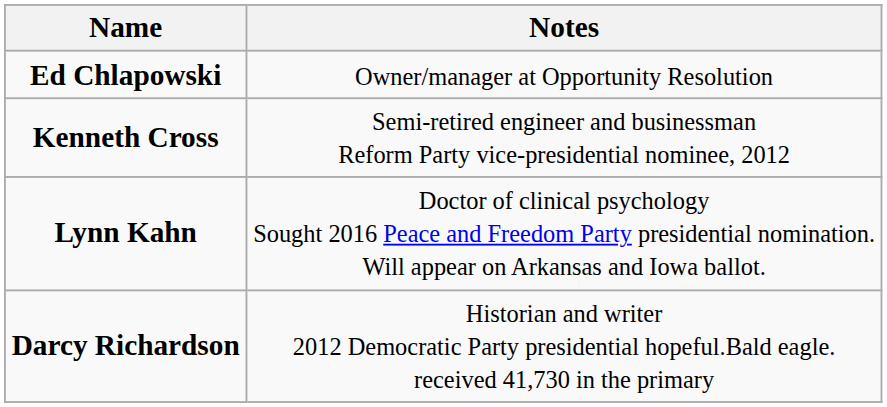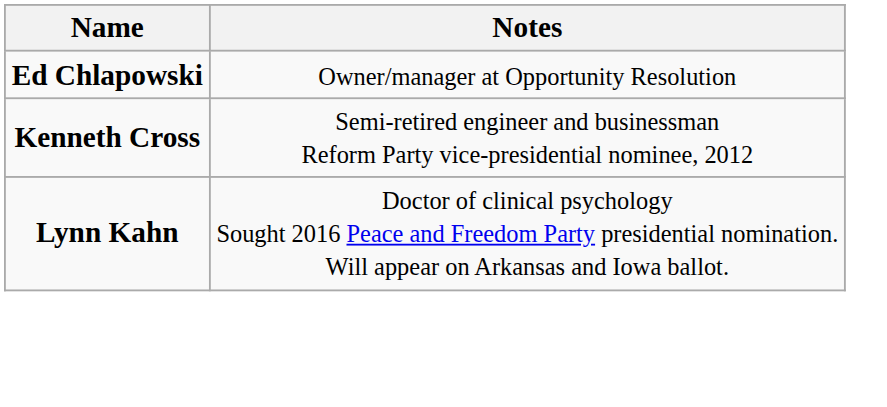- row: (126, 345)
